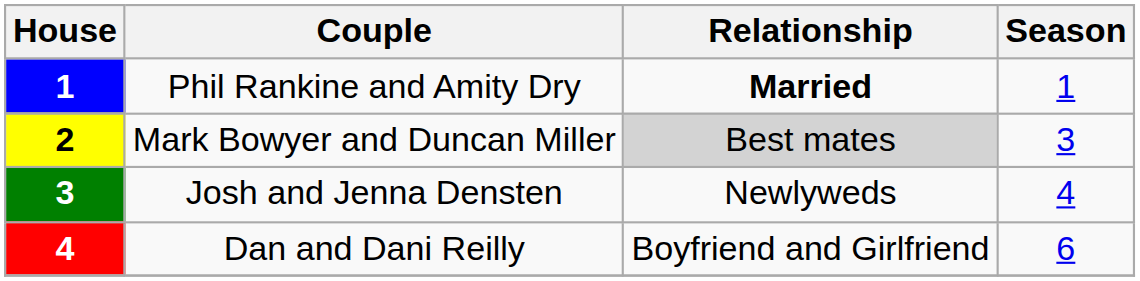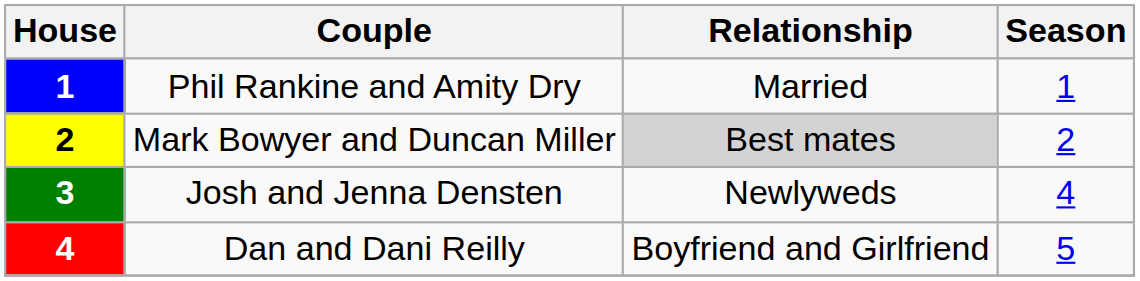(810, 85) bold -> (810, 85) normal
(1066, 139) 3 -> (1066, 139) 2
(1066, 247) 6 -> (1066, 247) 5
